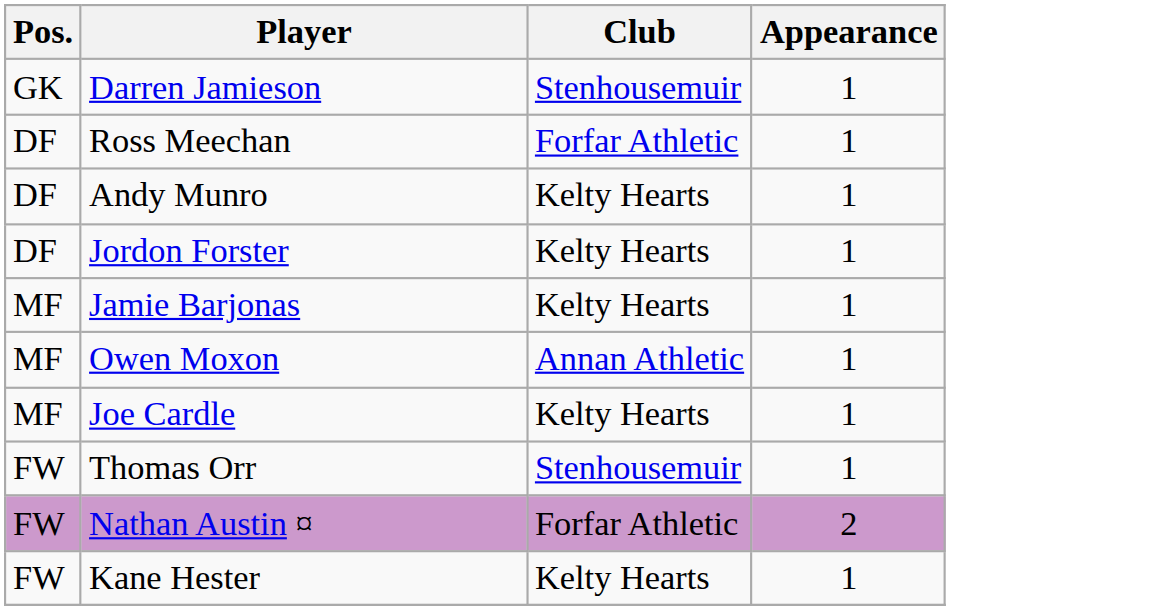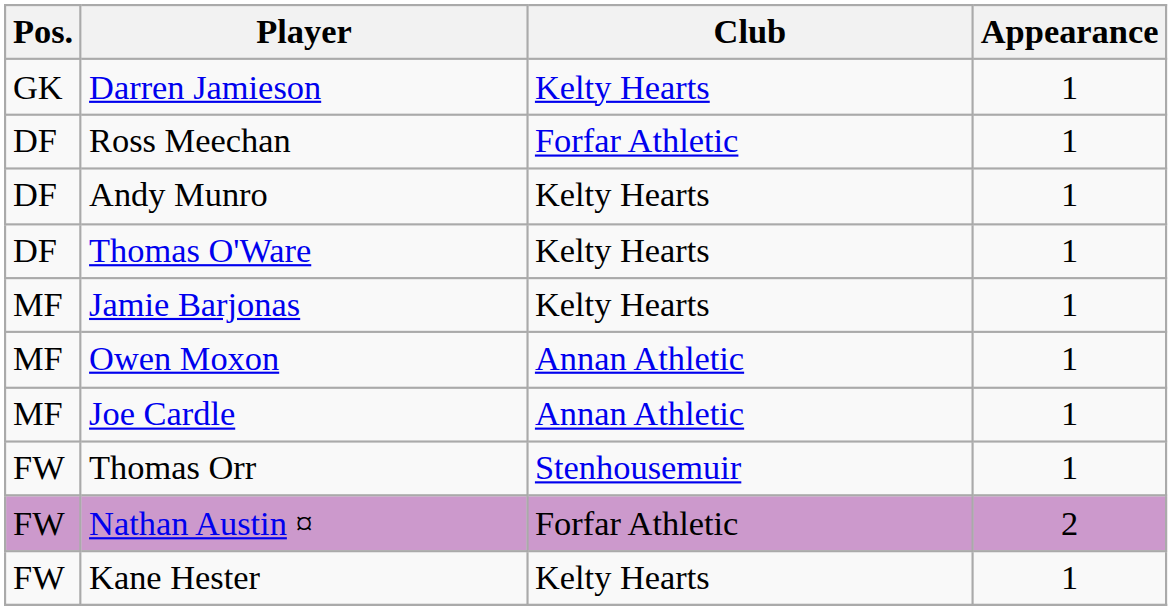(638, 86) Stenhousemuir -> (622, 86) Kelty Hearts
+ row: (200, 250)
- row: (189, 250)
(622, 413) Kelty Hearts -> (640, 413) Annan Athletic
